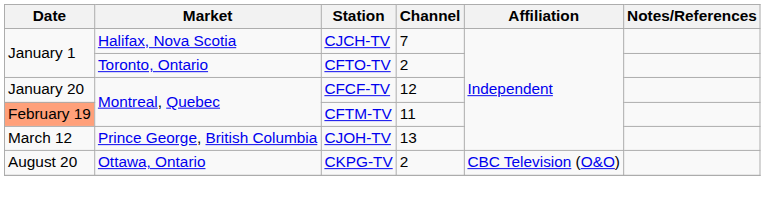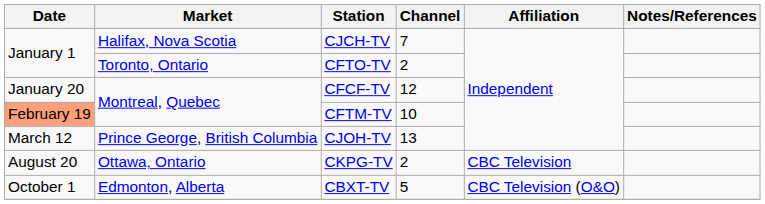(408, 114) 11 -> (408, 114) 10
(544, 162) CBC Television (O&O) -> (519, 162) CBC Television
+ row: (357, 187)
